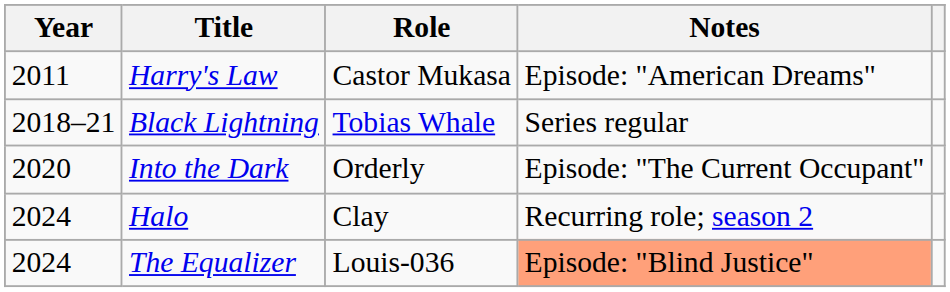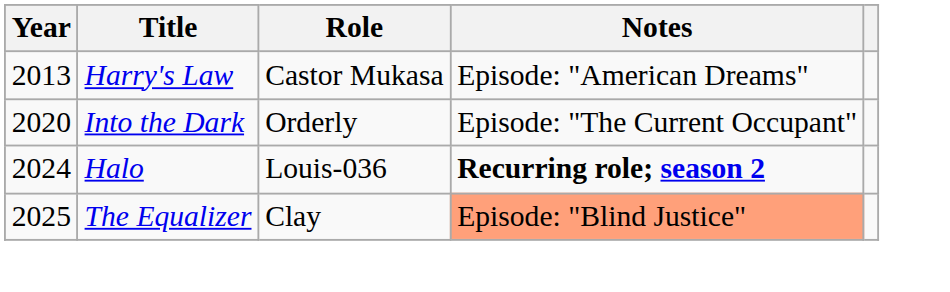(41, 74) 2011 -> (41, 74) 2013
- row: (224, 121)
(361, 215) Clay -> (326, 168) Louis-036
(669, 215) normal -> (611, 168) bold
(41, 262) 2024 -> (41, 215) 2025
(393, 262) Louis-036 -> (293, 215) Clay
